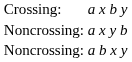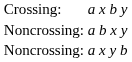rows swapped: (108, 29) <-> (108, 50)
